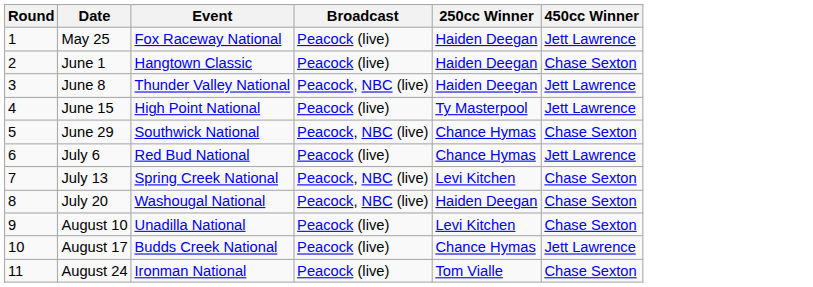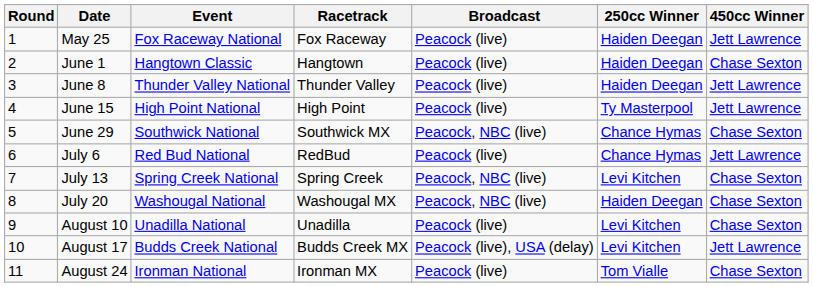+ column: (353, 16)
(363, 85) Peacock, NBC (live) -> (461, 85) Peacock (live)
(343, 247) Peacock (live) -> (504, 247) Peacock (live), USA (delay)
(486, 247) Chance Hymas -> (641, 247) Levi Kitchen
